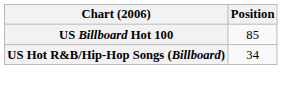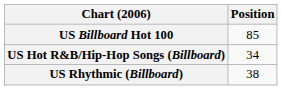+ row: (116, 74)
